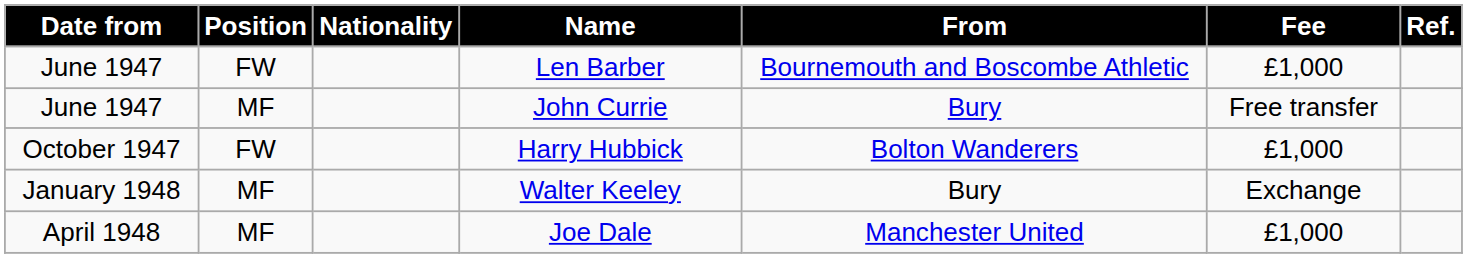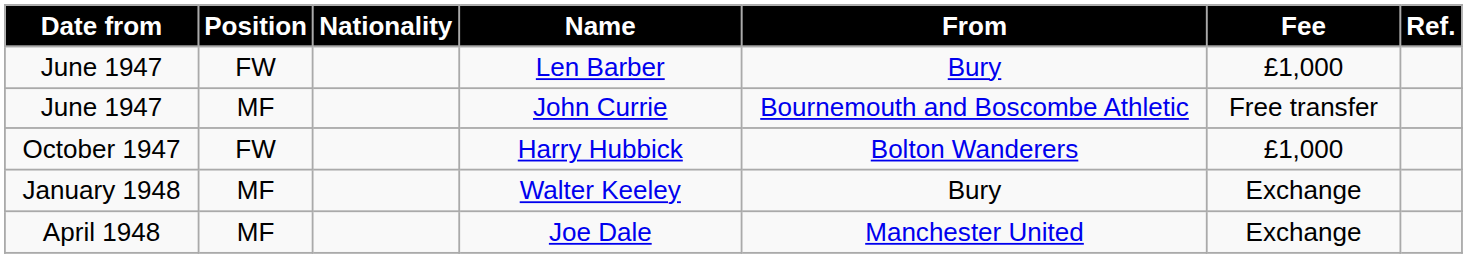(975, 67) Bournemouth and Boscombe Athletic -> (975, 67) Bury
(975, 108) Bury -> (975, 108) Bournemouth and Boscombe Athletic
(1303, 232) £1,000 -> (1303, 232) Exchange
